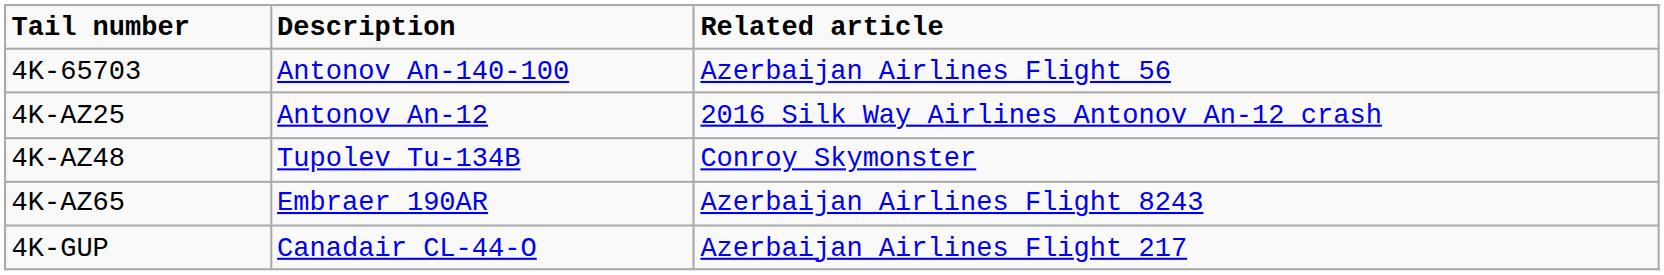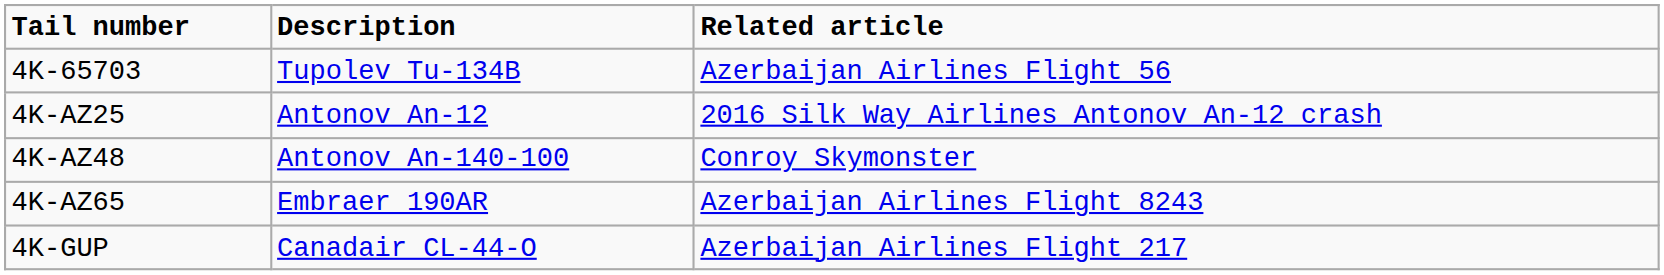(423, 71) Antonov An-140-100 -> (399, 71) Tupolev Tu-134B
(399, 159) Tupolev Tu-134B -> (423, 159) Antonov An-140-100
